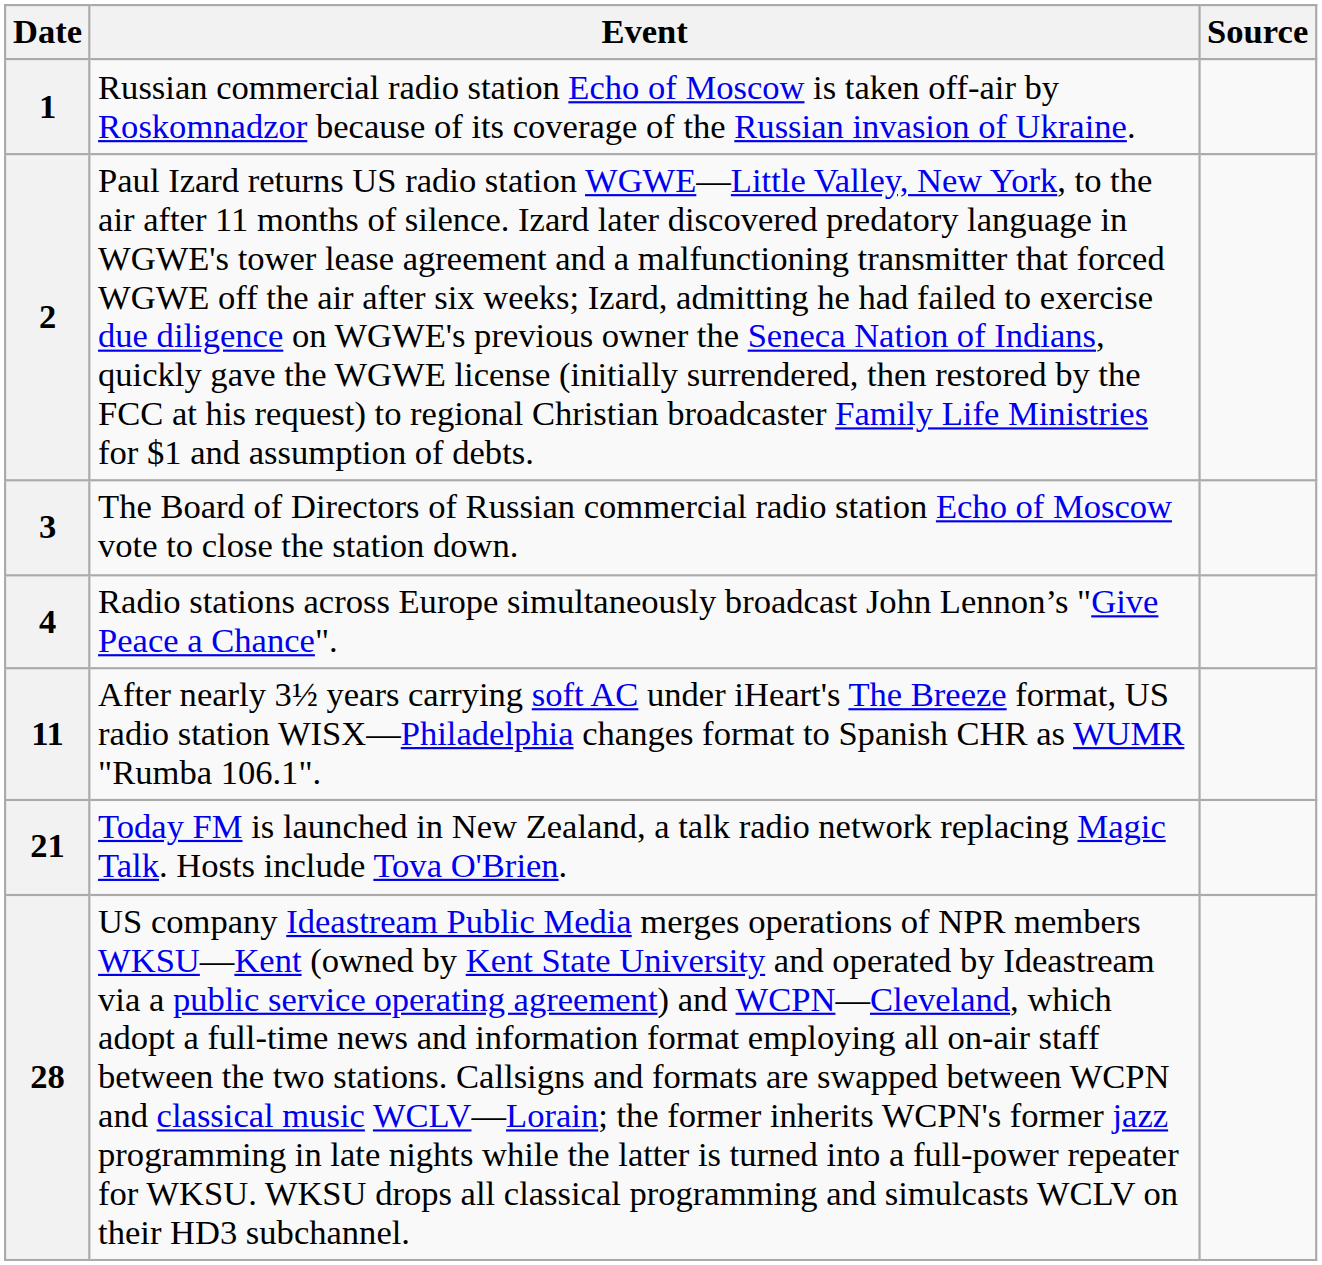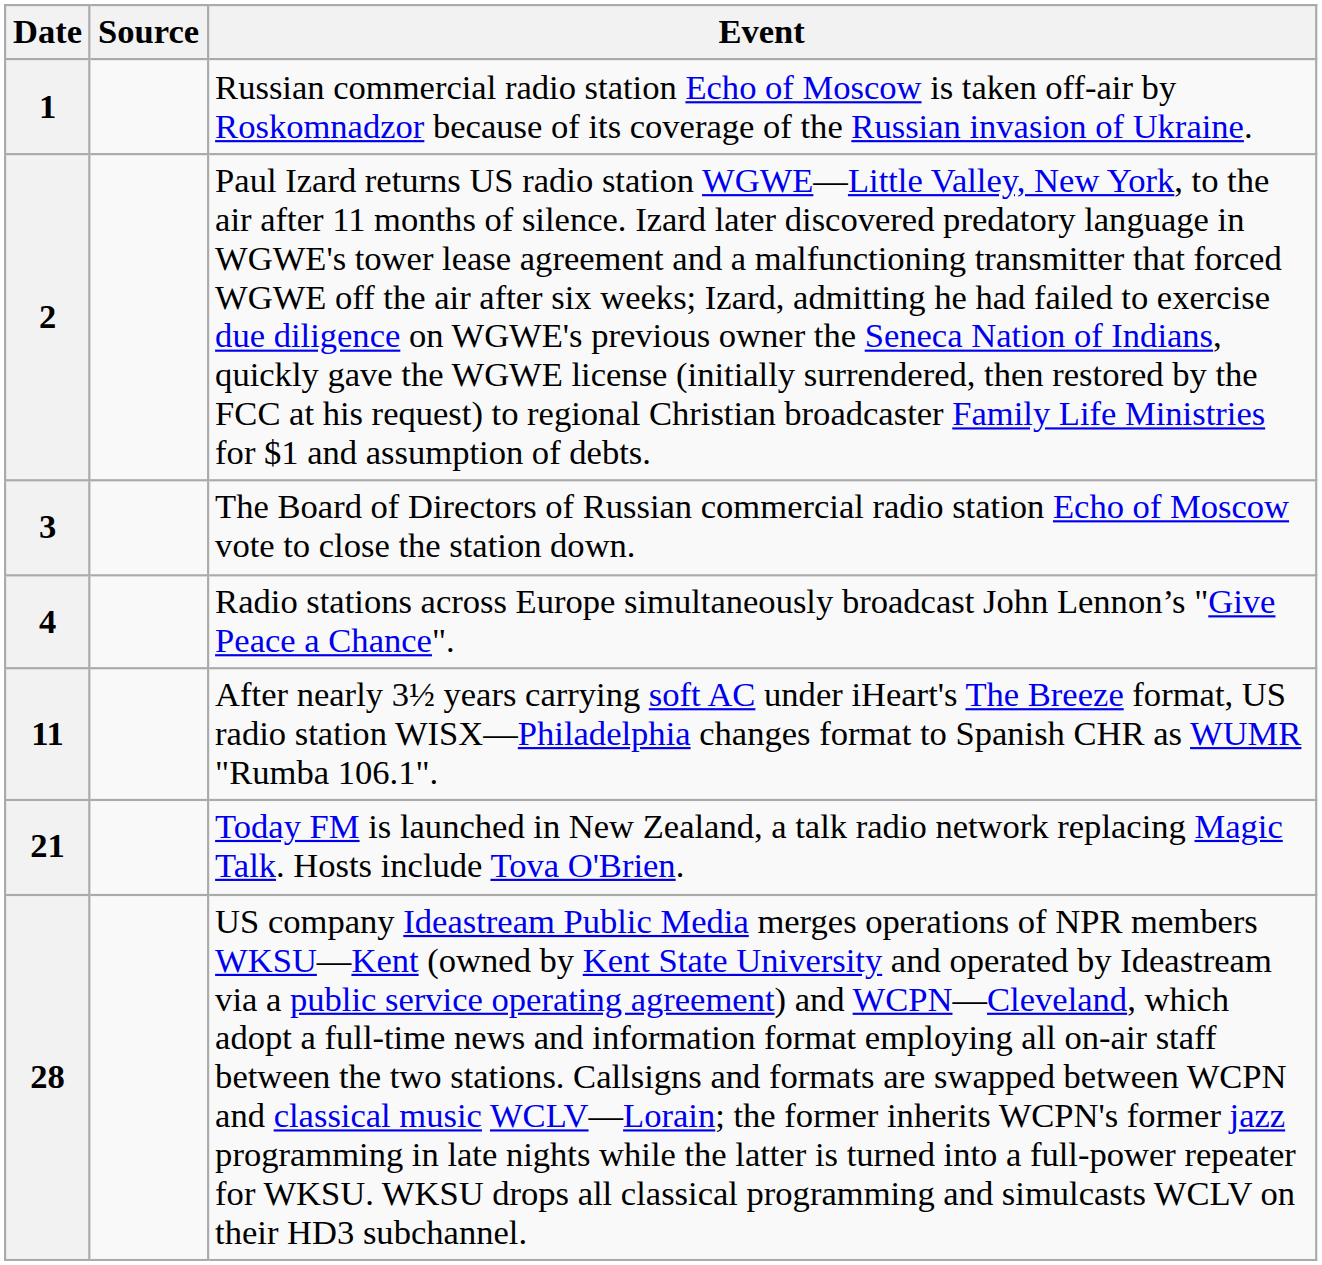columns swapped: (645, 31) <-> (1258, 31)
